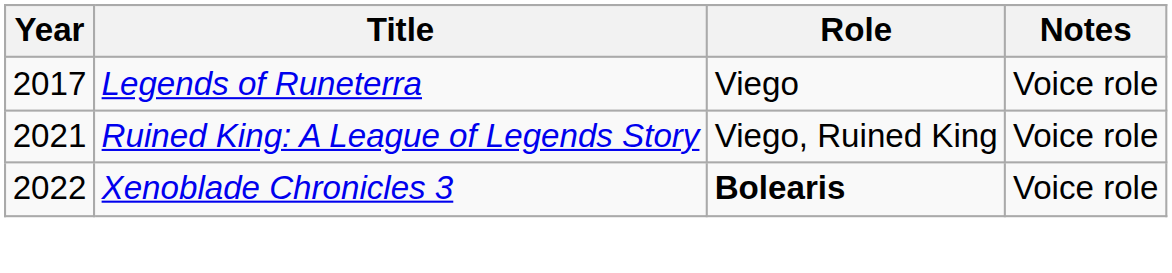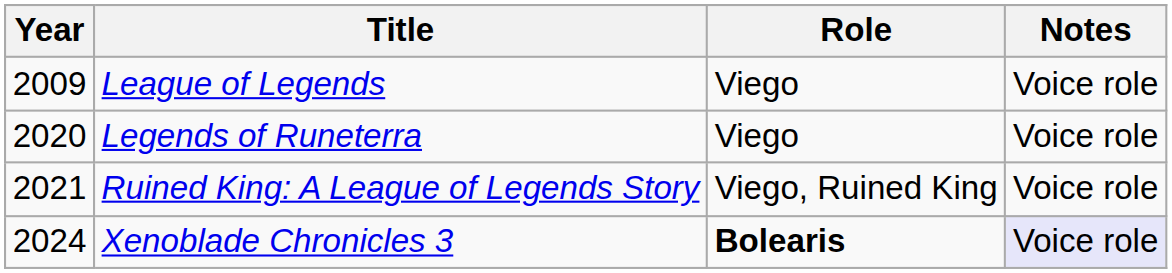+ row: (243, 83)
(50, 83) 2017 -> (50, 135) 2020
(50, 188) 2022 -> (50, 240) 2024
(1086, 188) no background -> (1086, 240) lavender background
